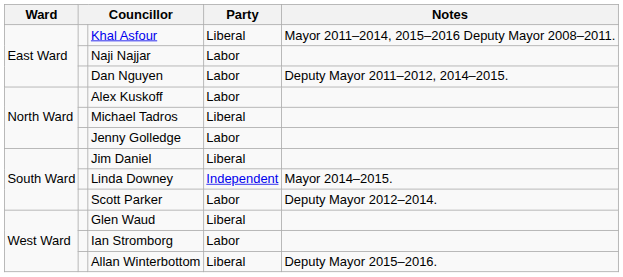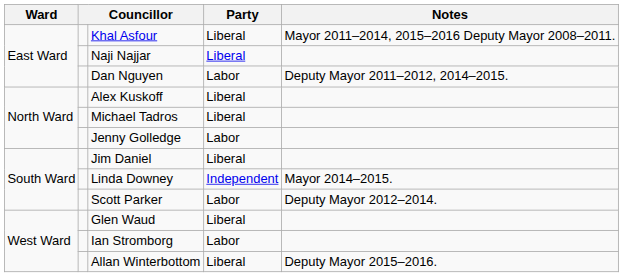(223, 55) Labor -> (226, 55) Liberal
(223, 96) Labor -> (226, 96) Liberal
